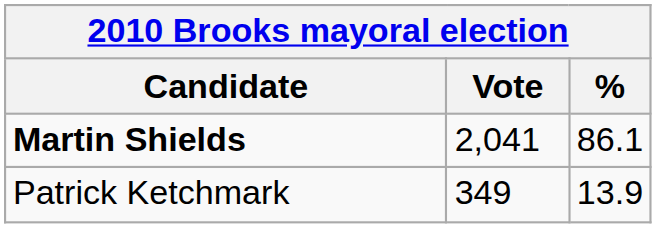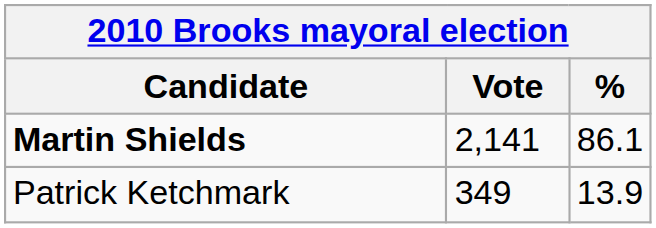(497, 139) 2,041 -> (497, 139) 2,141
